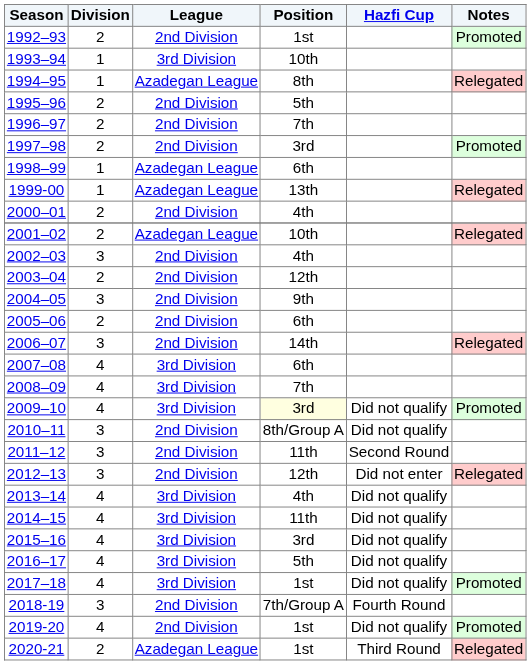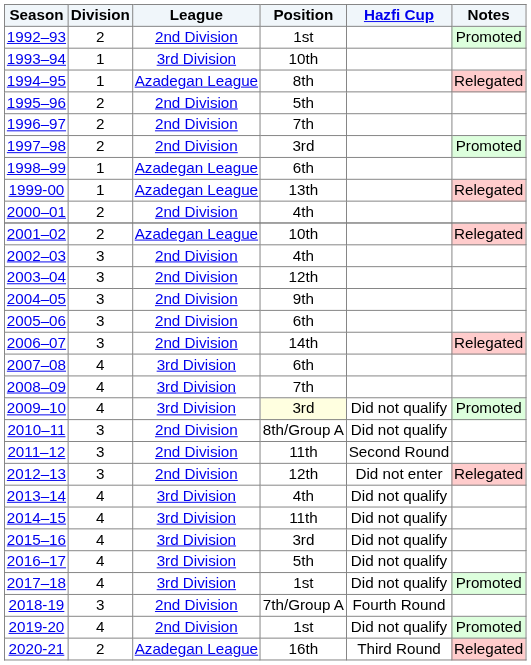(100, 277) 2 -> (100, 277) 3
(100, 321) 2 -> (100, 321) 3
(303, 649) 1st -> (303, 649) 16th
